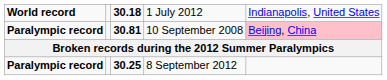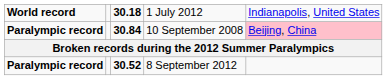(127, 30) 30.81 -> (127, 30) 30.84
(127, 65) 30.25 -> (127, 65) 30.52
